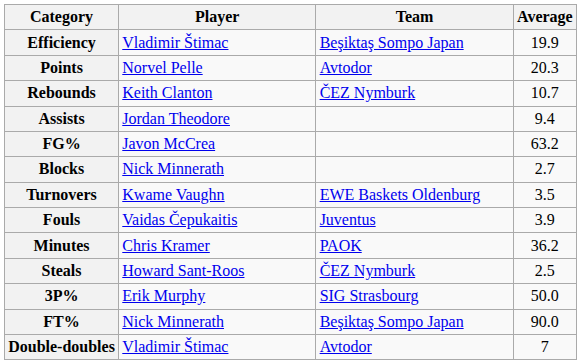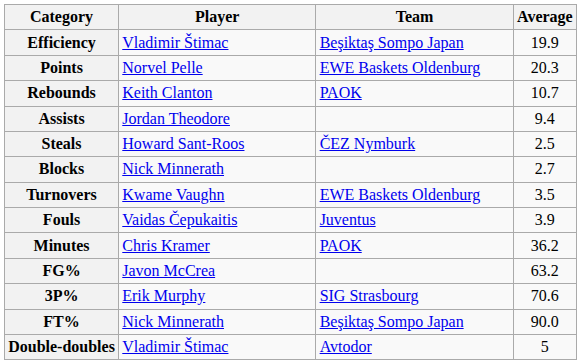(346, 67) Avtodor -> (400, 67) EWE Baskets Oldenburg
(367, 93) ČEZ Nymburk -> (341, 93) PAOK
rows swapped: (62, 270) <-> (62, 144)
(545, 296) 50.0 -> (545, 296) 70.6
(545, 347) 7 -> (545, 347) 5
